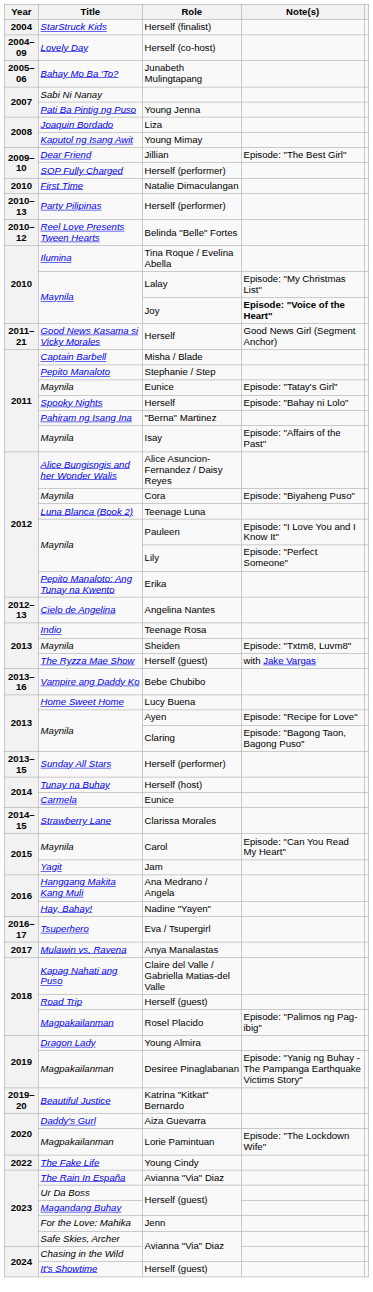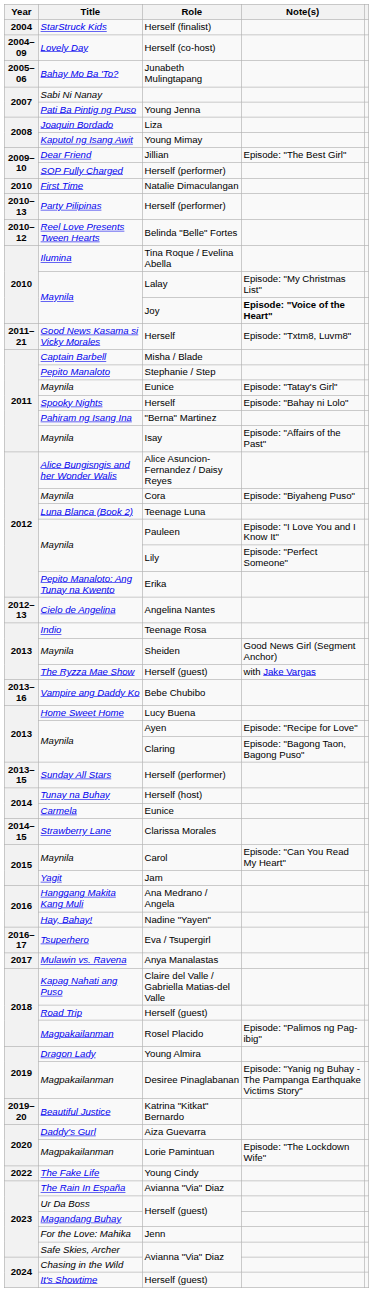(299, 336) Good News Girl (Segment Anchor) -> (297, 336) Episode: "Txtm8, Luvm8"
(297, 646) Episode: "Txtm8, Luvm8" -> (299, 651) Good News Girl (Segment Anchor)
